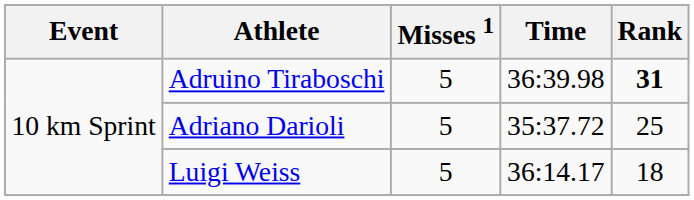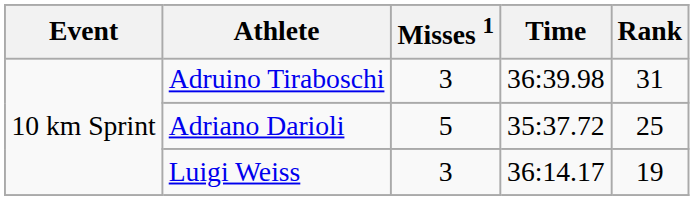(446, 80) 5 -> (446, 80) 3
(650, 80) bold -> (650, 80) normal
(446, 171) 5 -> (446, 171) 3
(650, 171) 18 -> (650, 171) 19
